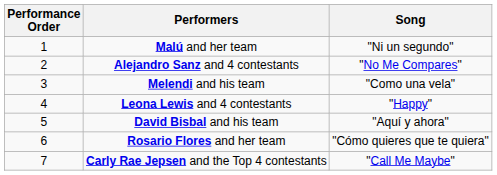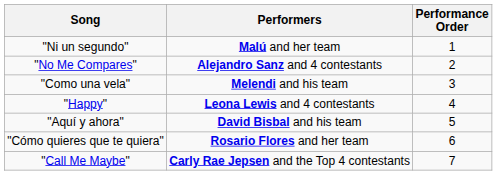columns swapped: (44, 20) <-> (410, 20)
